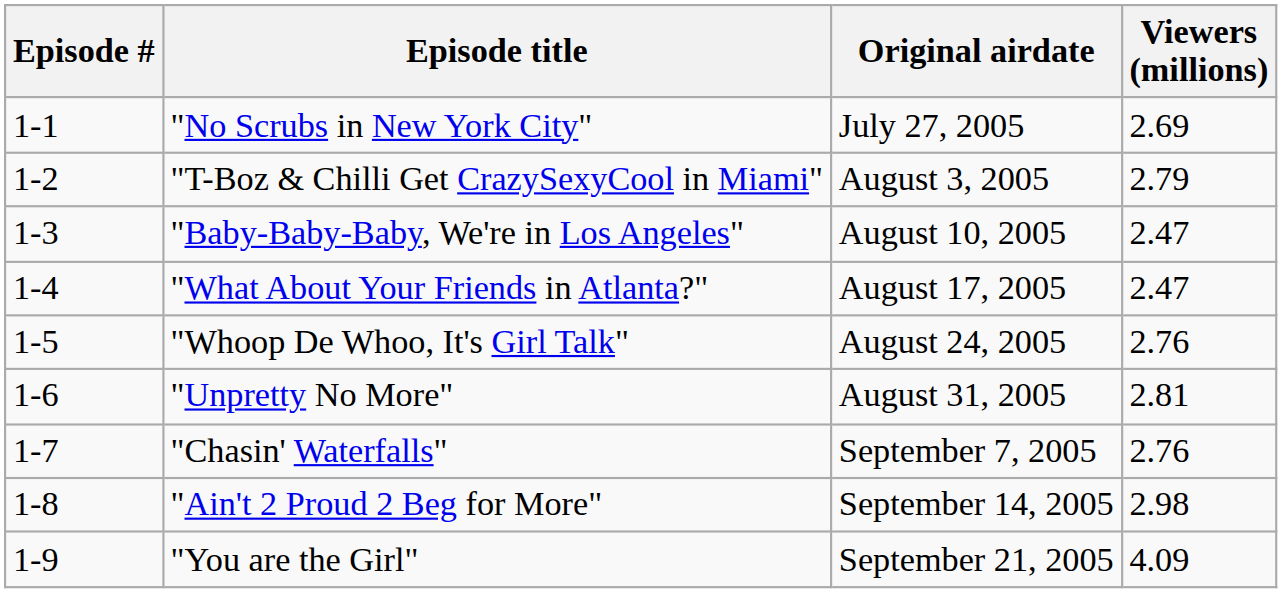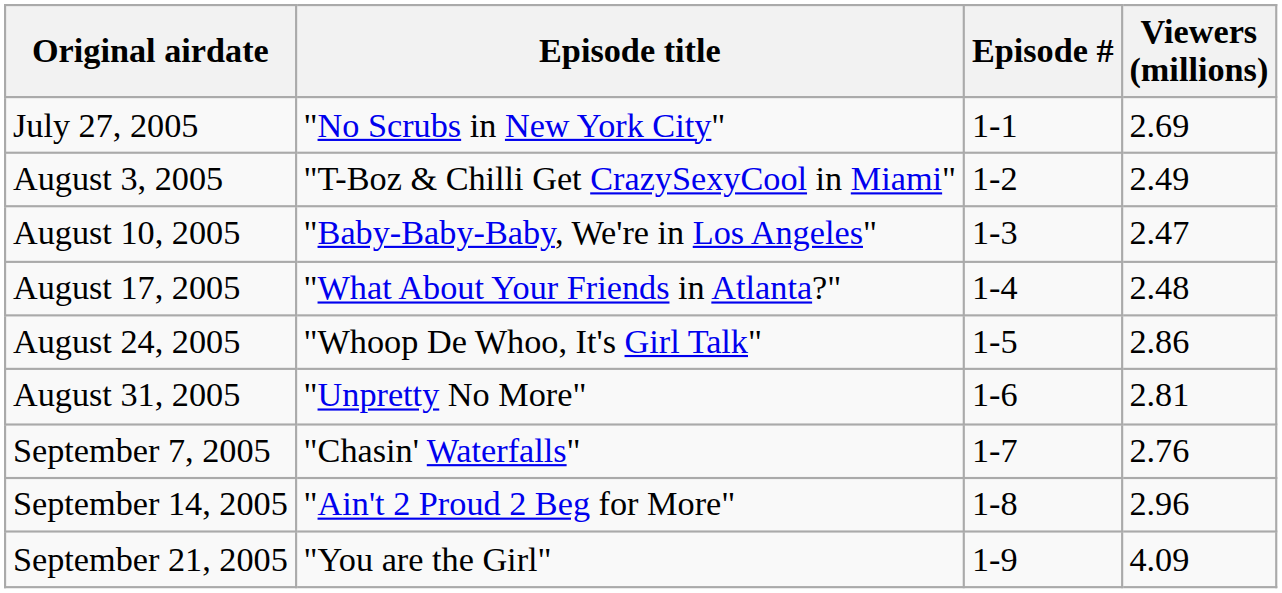columns swapped: (84, 50) <-> (976, 50)
(1159, 178) 2.79 -> (1159, 178) 2.49
(1159, 287) 2.47 -> (1159, 287) 2.48
(1159, 341) 2.76 -> (1159, 341) 2.86
(1159, 504) 2.98 -> (1159, 504) 2.96
